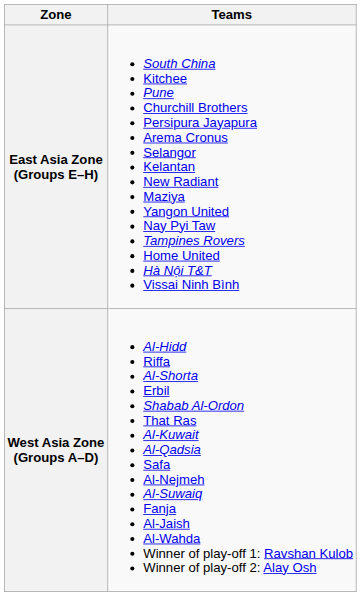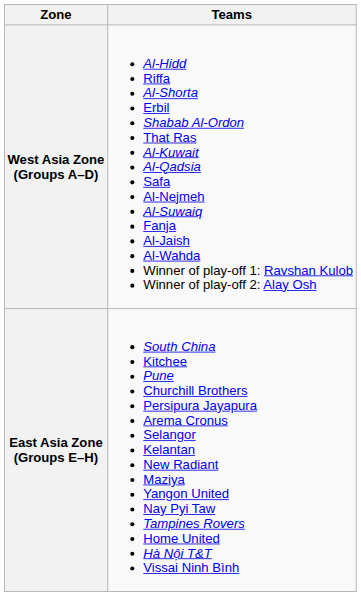rows swapped: (56, 450) <-> (56, 166)
